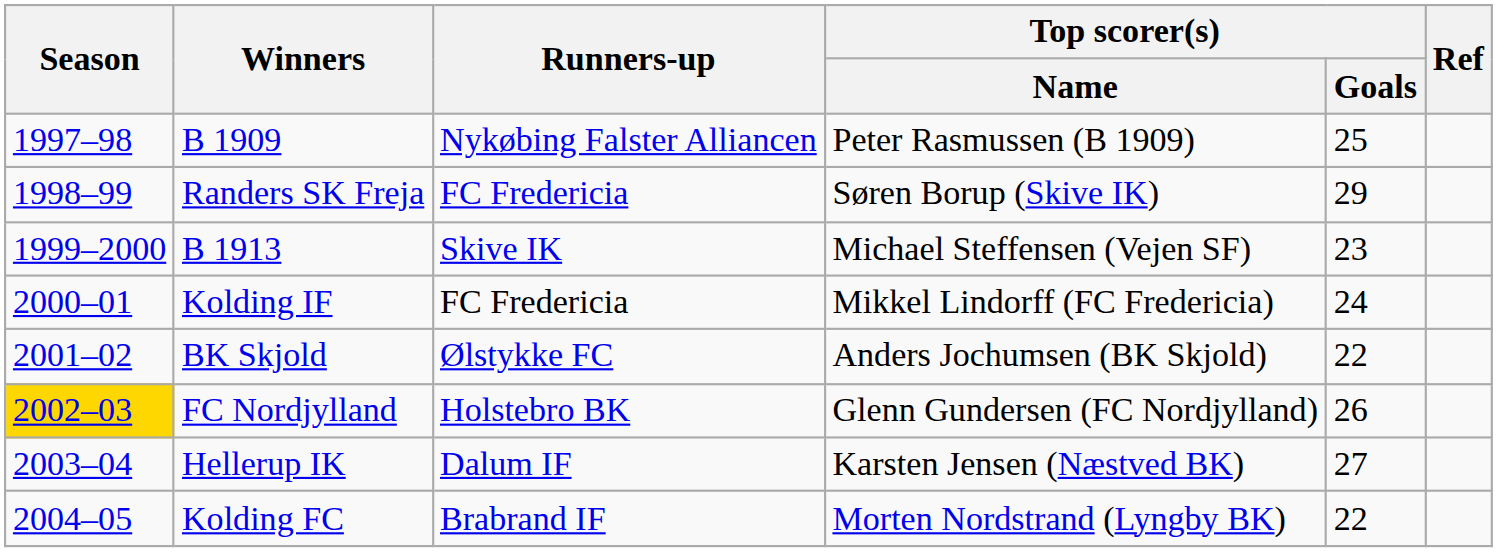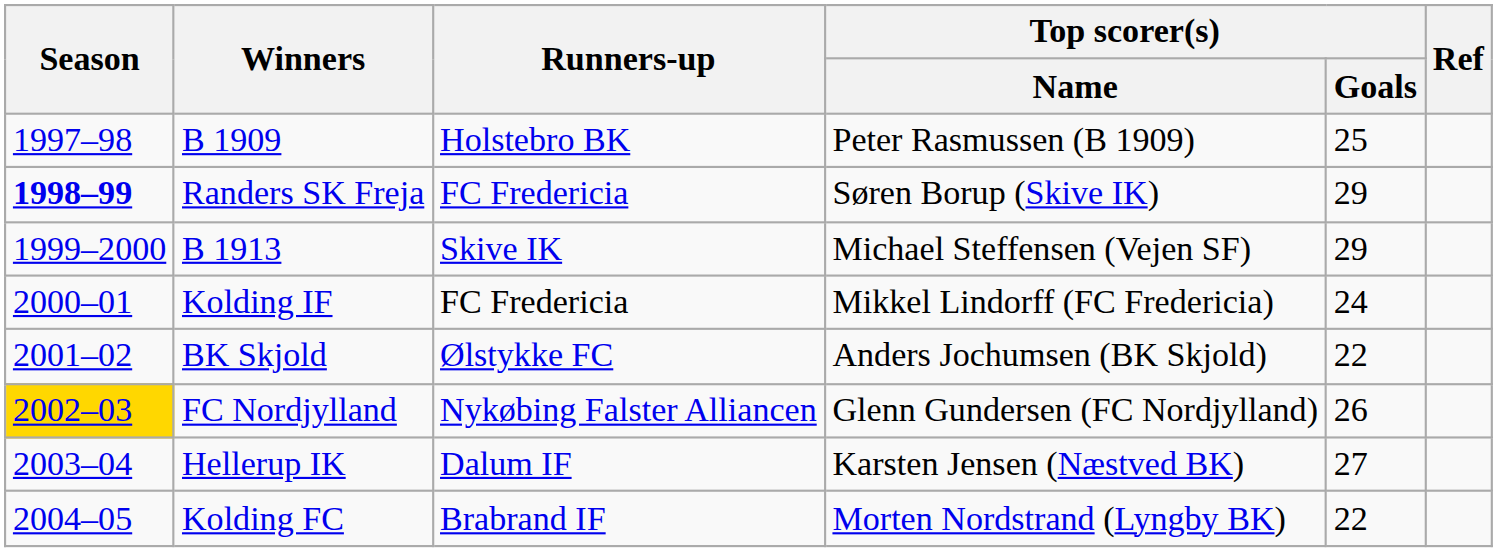(628, 139) Nykøbing Falster Alliancen -> (535, 139) Holstebro BK
(73, 193) normal -> (73, 193) bold
(1351, 247) 23 -> (1351, 247) 29
(535, 409) Holstebro BK -> (628, 409) Nykøbing Falster Alliancen
